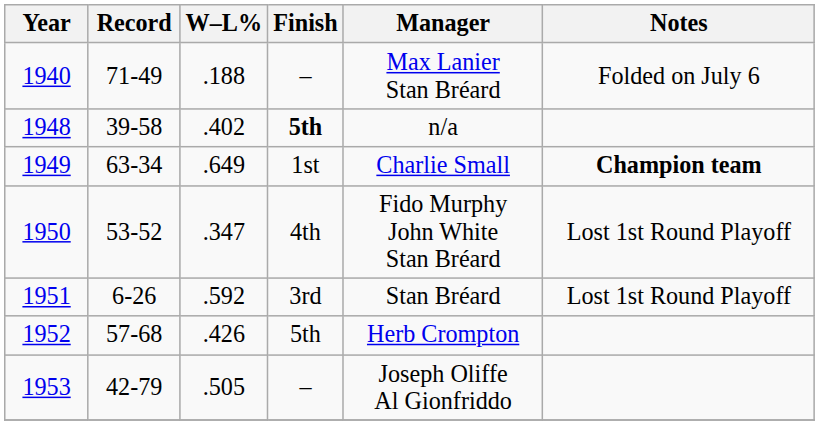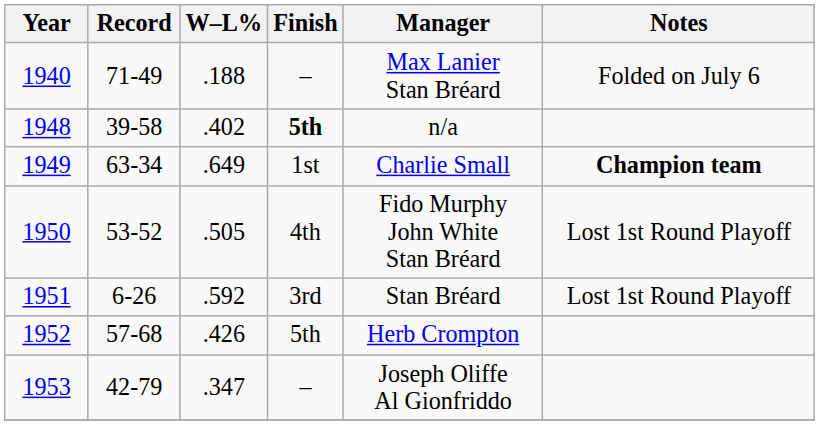(224, 231) .347 -> (224, 231) .505
(224, 387) .505 -> (224, 387) .347
